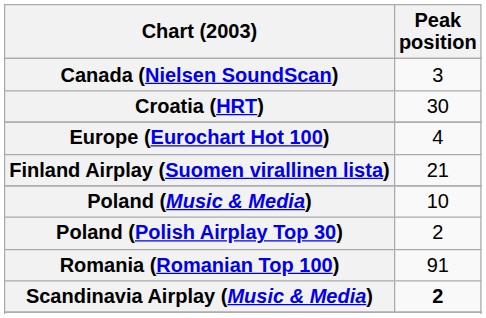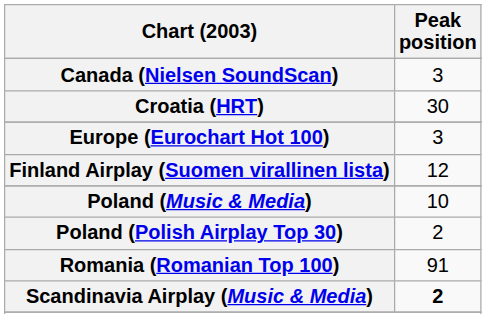(438, 138) 4 -> (438, 138) 3
(438, 169) 21 -> (438, 169) 12
